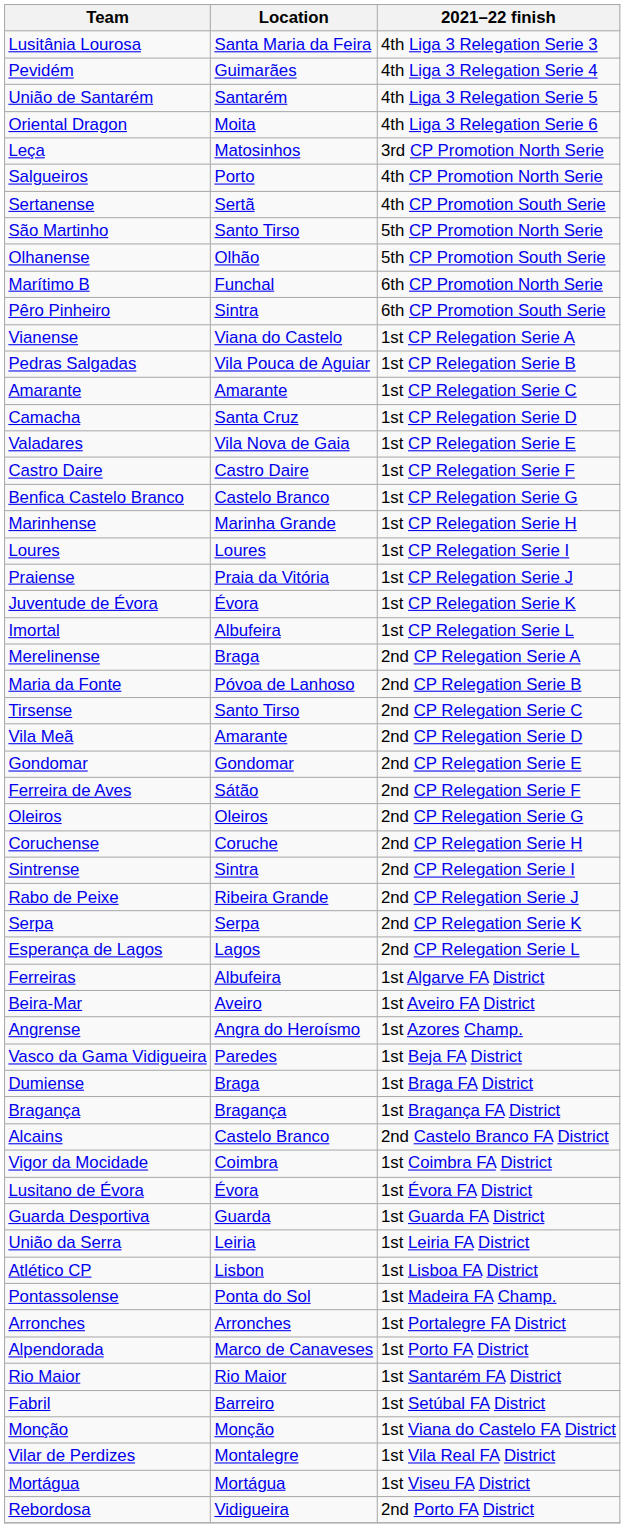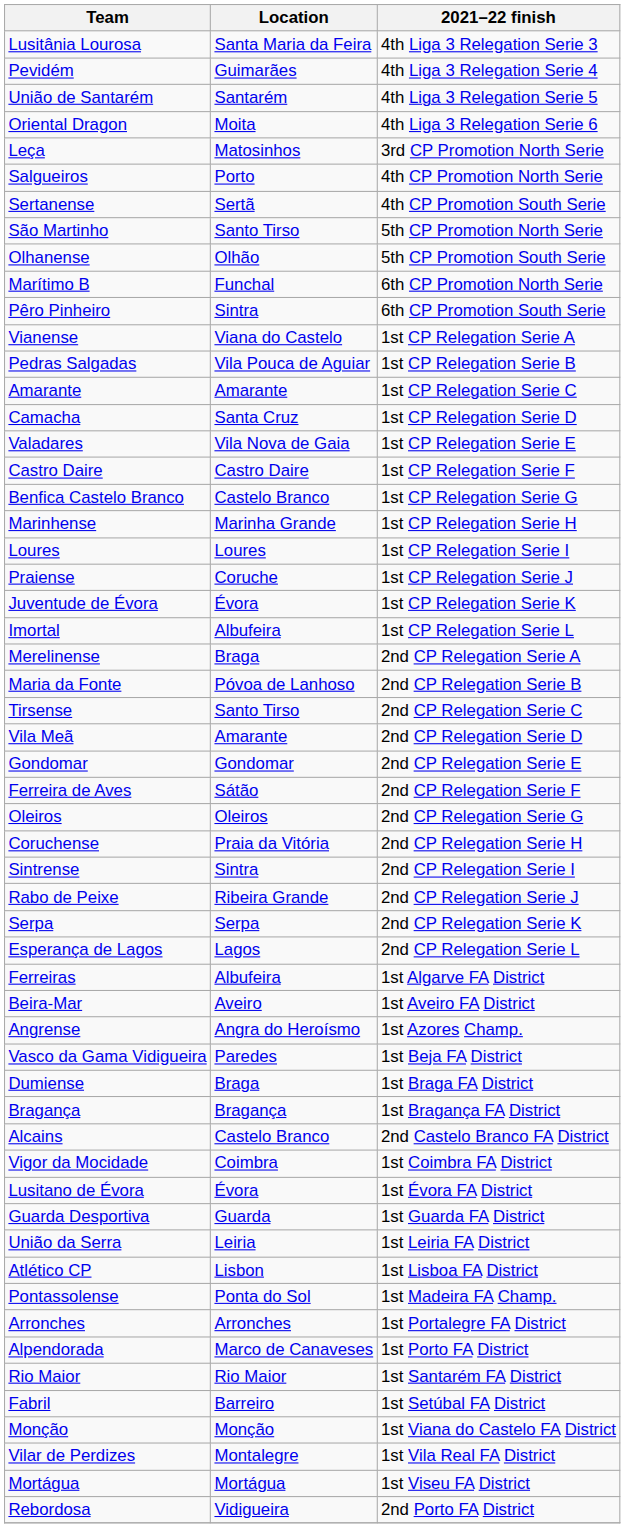(272, 577) Praia da Vitória -> (246, 577) Coruche
(246, 843) Coruche -> (272, 843) Praia da Vitória
